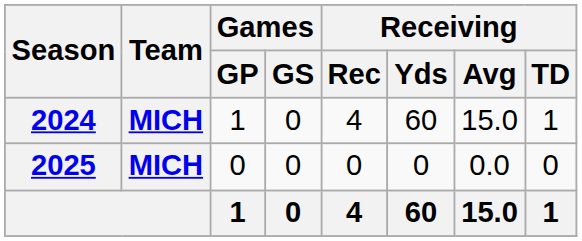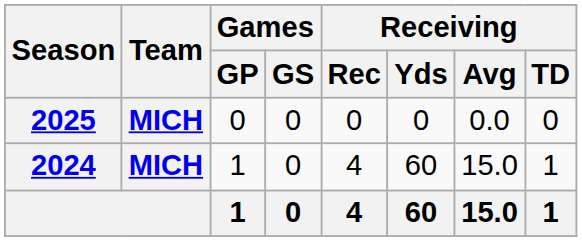rows swapped: (63, 119) <-> (63, 166)
